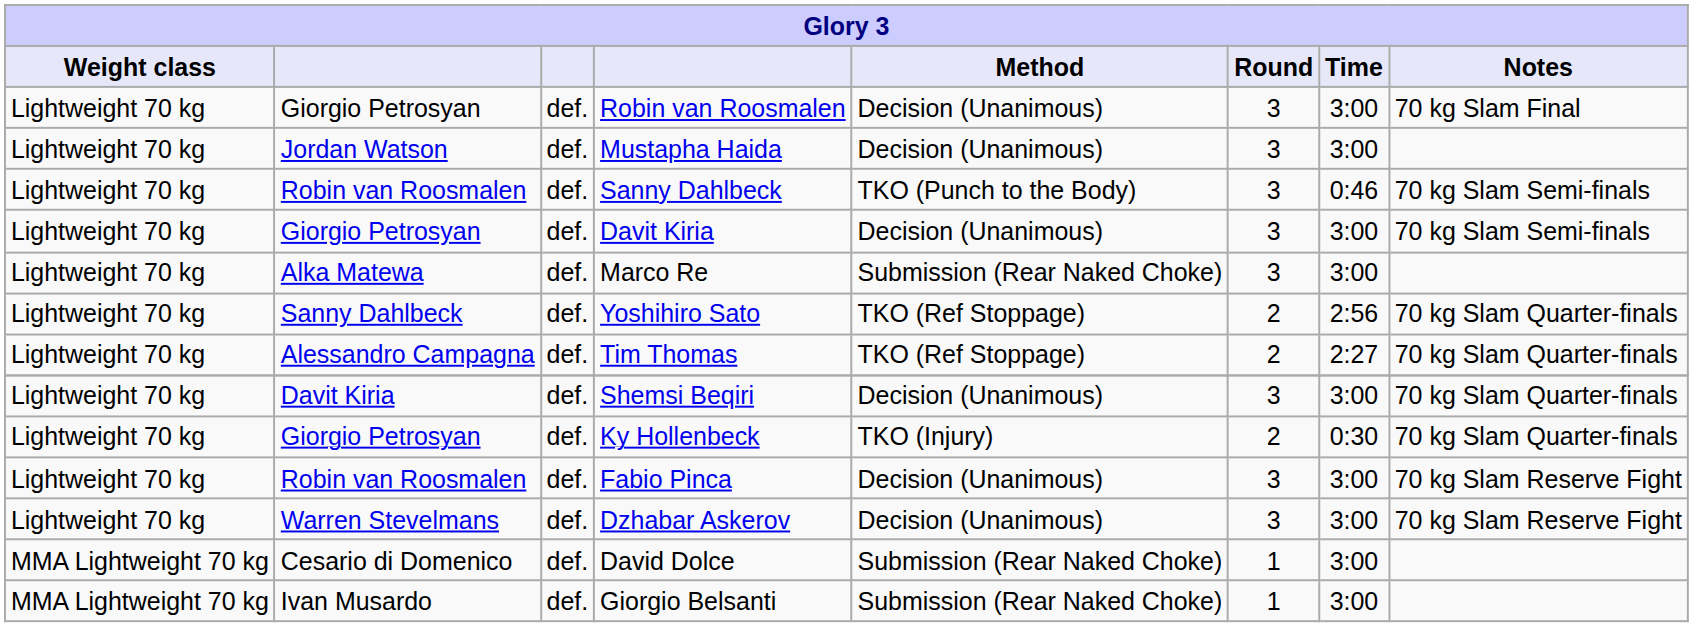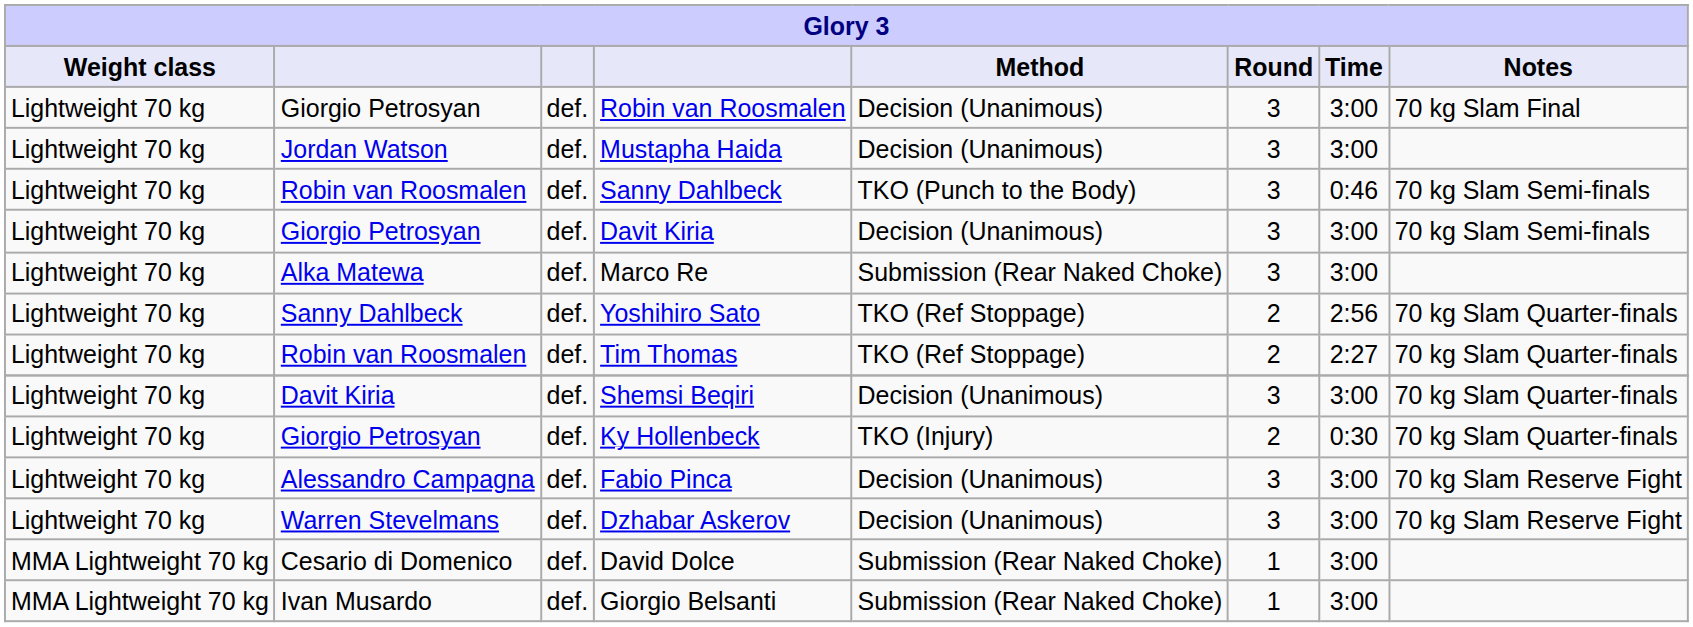(408, 354) Alessandro Campagna -> (404, 354) Robin van Roosmalen
(404, 478) Robin van Roosmalen -> (408, 478) Alessandro Campagna
